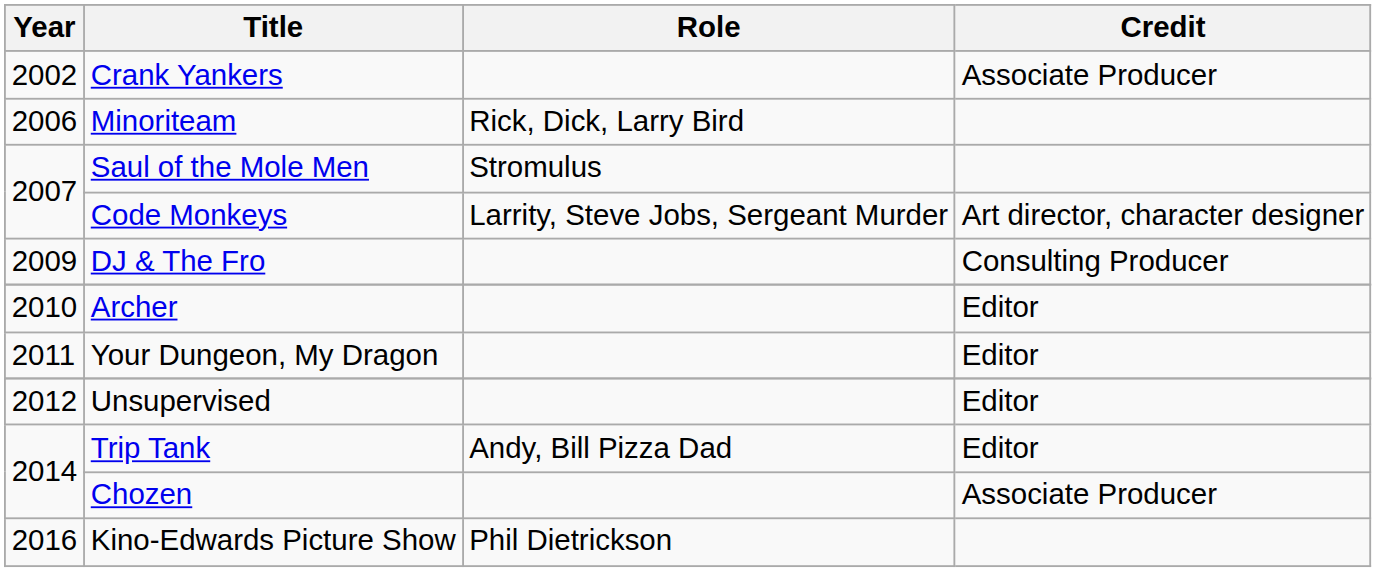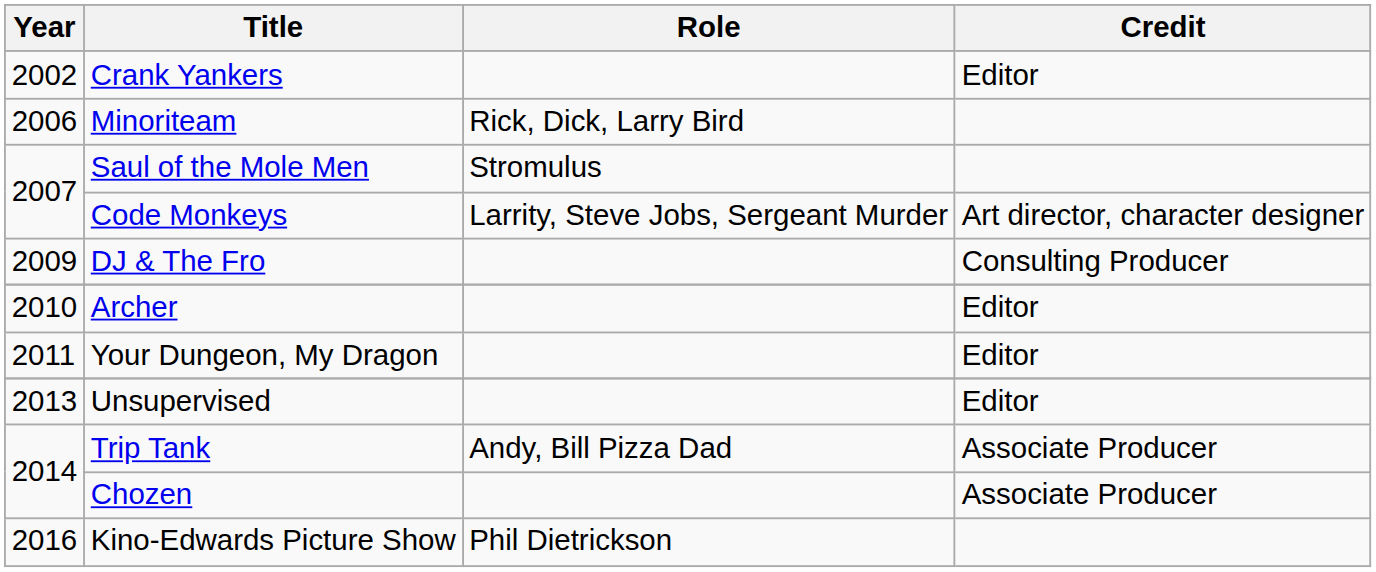(1089, 74) Associate Producer -> (1000, 74) Editor
(44, 401) 2012 -> (44, 401) 2013
(1000, 448) Editor -> (1089, 448) Associate Producer
